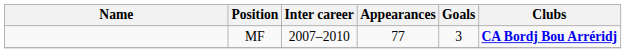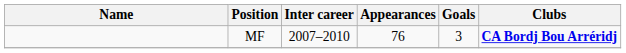(398, 36) 77 -> (398, 36) 76
